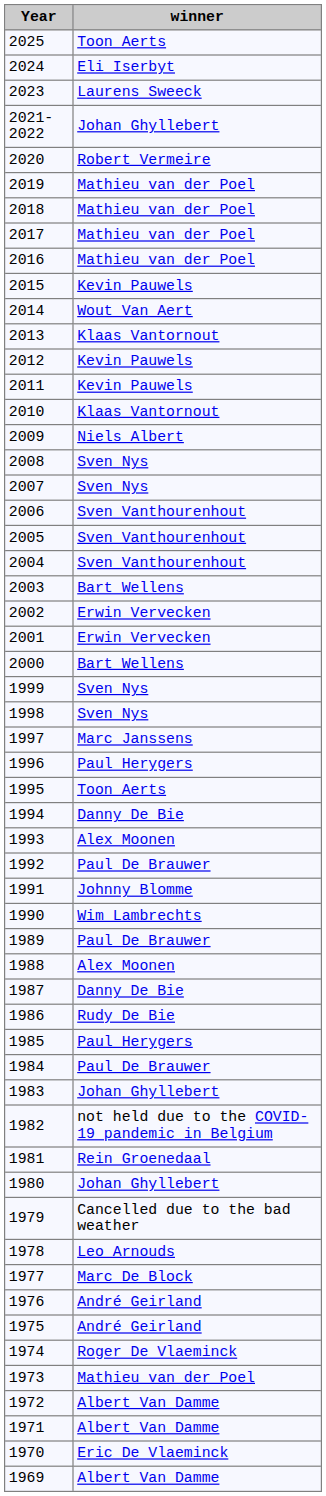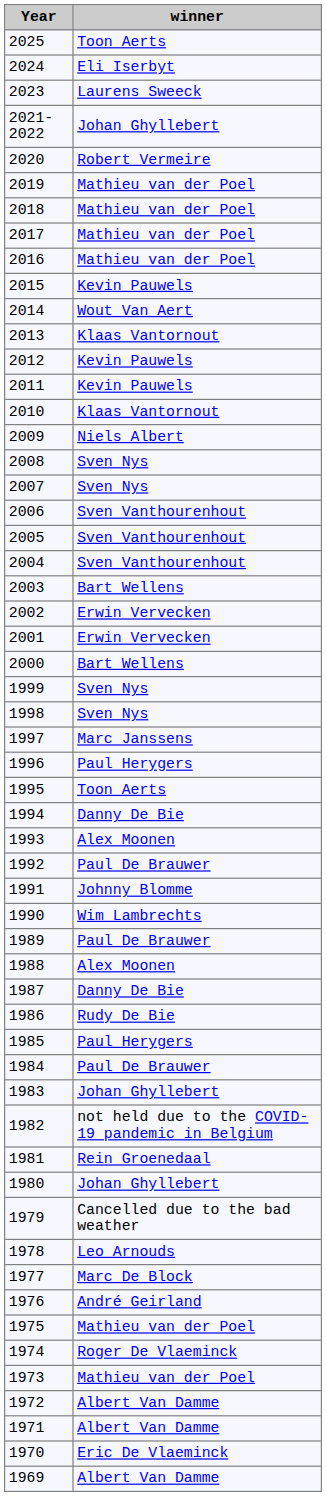(139, 1328) André Geirland -> (166, 1328) Mathieu van der Poel
